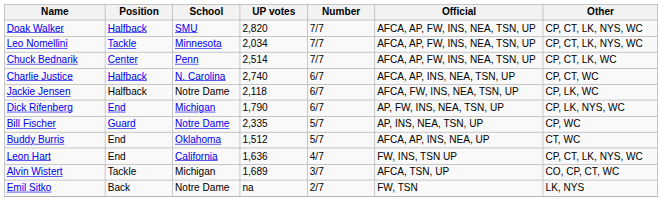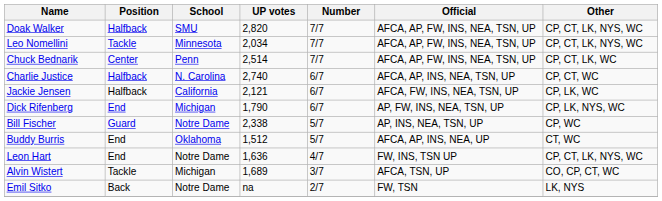(202, 92) Notre Dame -> (196, 92) California
(255, 92) 2,118 -> (255, 92) 2,121
(255, 124) 2,335 -> (255, 124) 2,338
(196, 156) California -> (202, 156) Notre Dame
